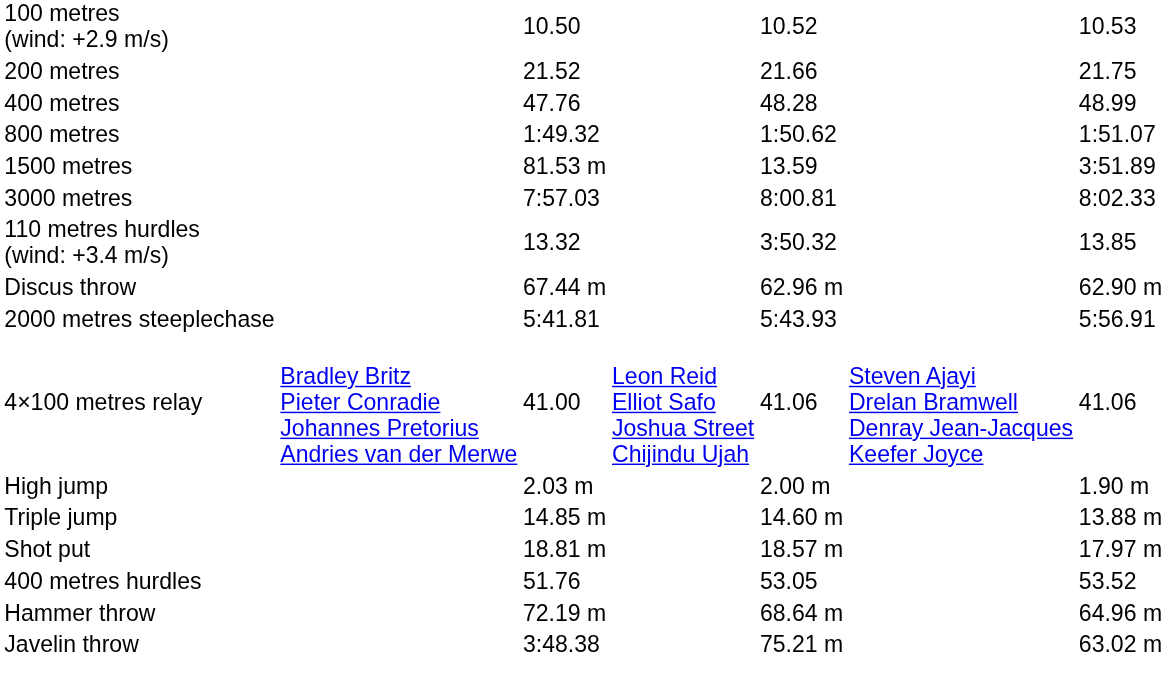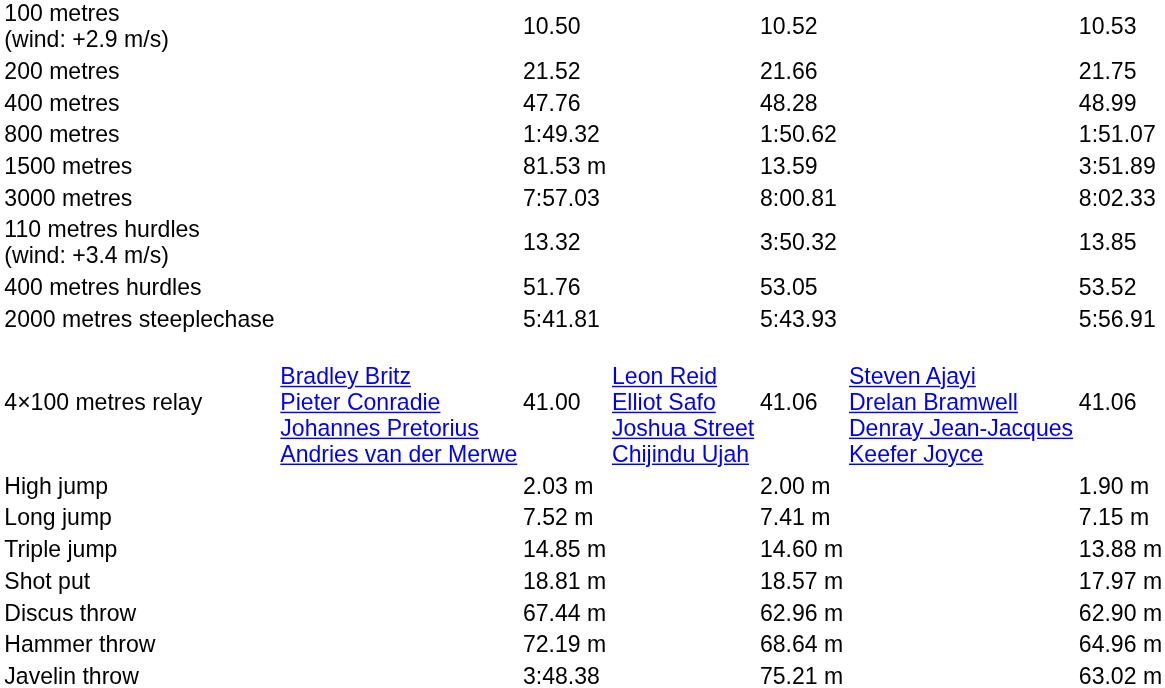rows swapped: (103, 581) <-> (70, 287)
+ row: (58, 518)
